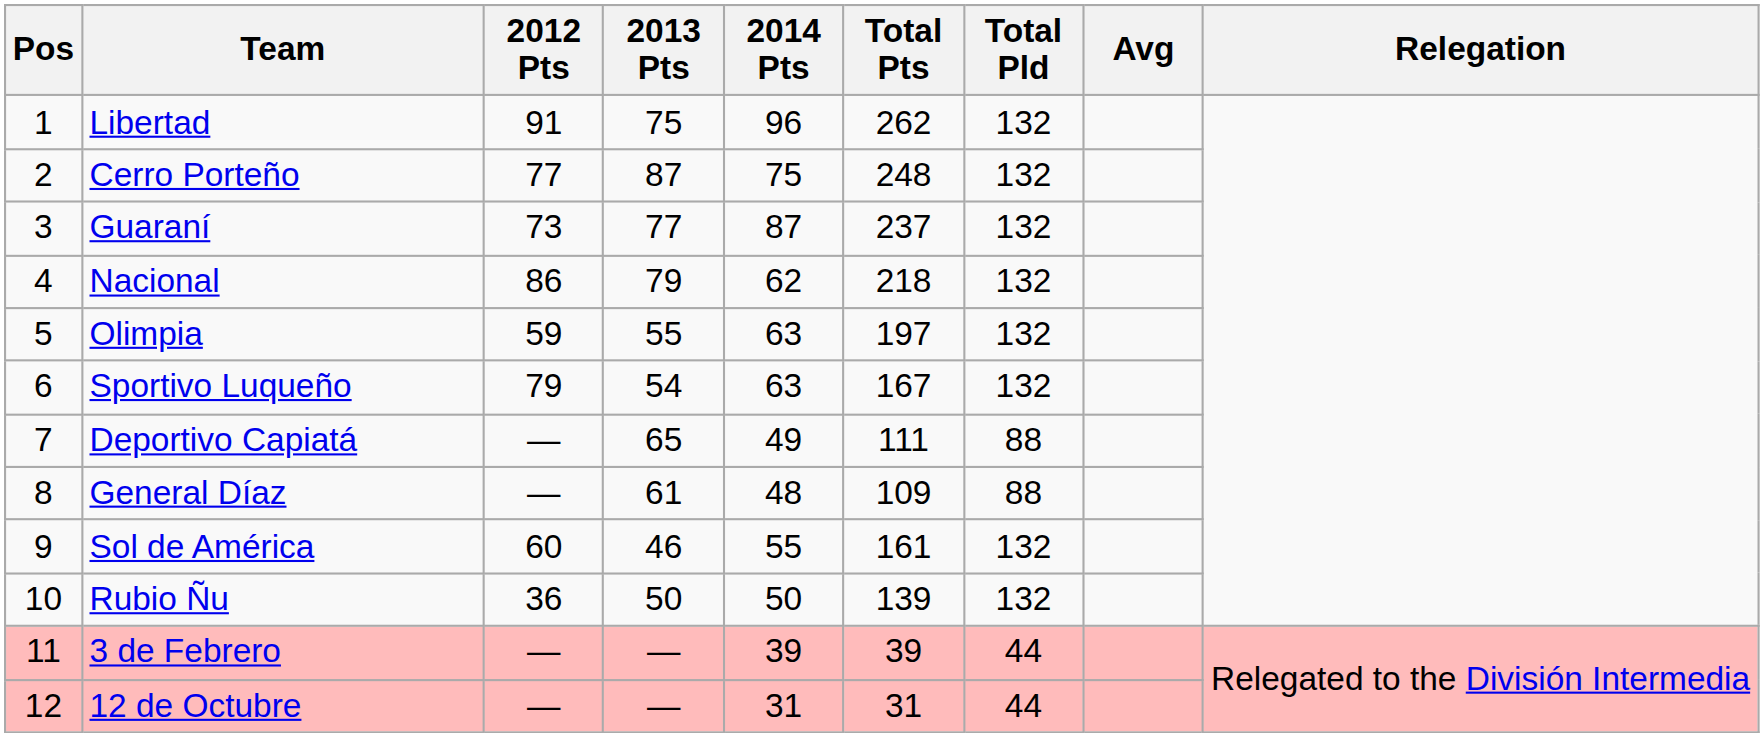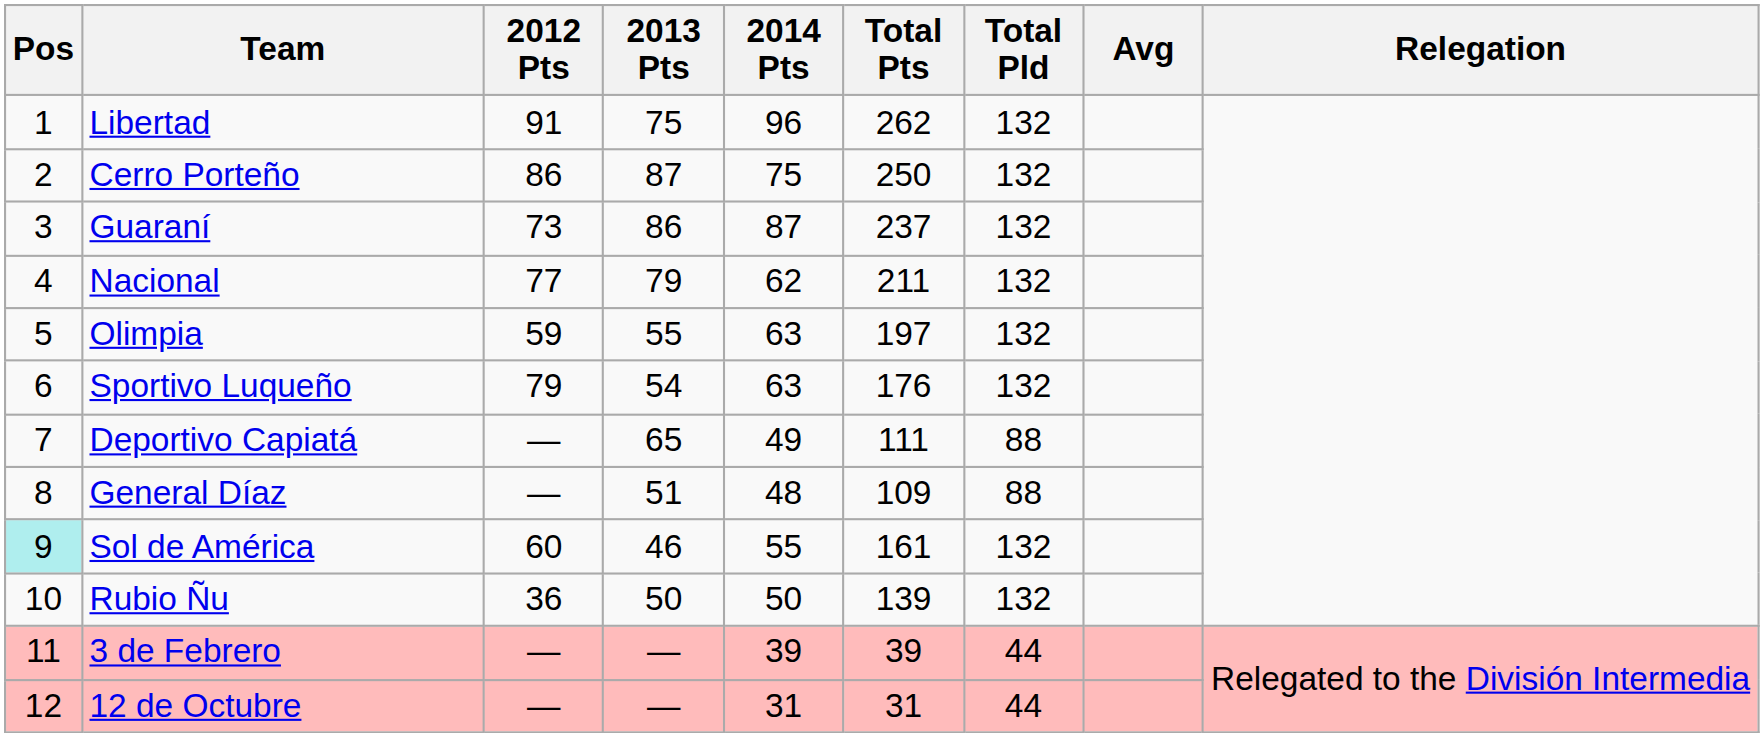(544, 174) 77 -> (544, 174) 86
(904, 174) 248 -> (904, 174) 250
(664, 227) 77 -> (664, 227) 86
(544, 280) 86 -> (544, 280) 77
(904, 280) 218 -> (904, 280) 211
(904, 386) 167 -> (904, 386) 176
(664, 492) 61 -> (664, 492) 51
(43, 545) no background -> (43, 545) paleturquoise background
